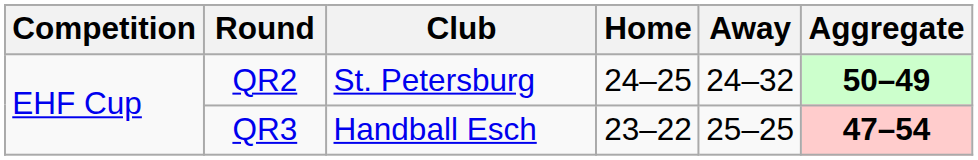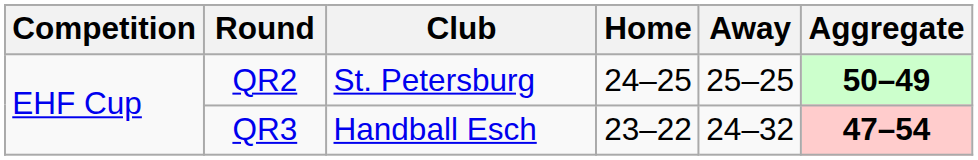(750, 79) 24–32 -> (750, 79) 25–25
(750, 129) 25–25 -> (750, 129) 24–32
